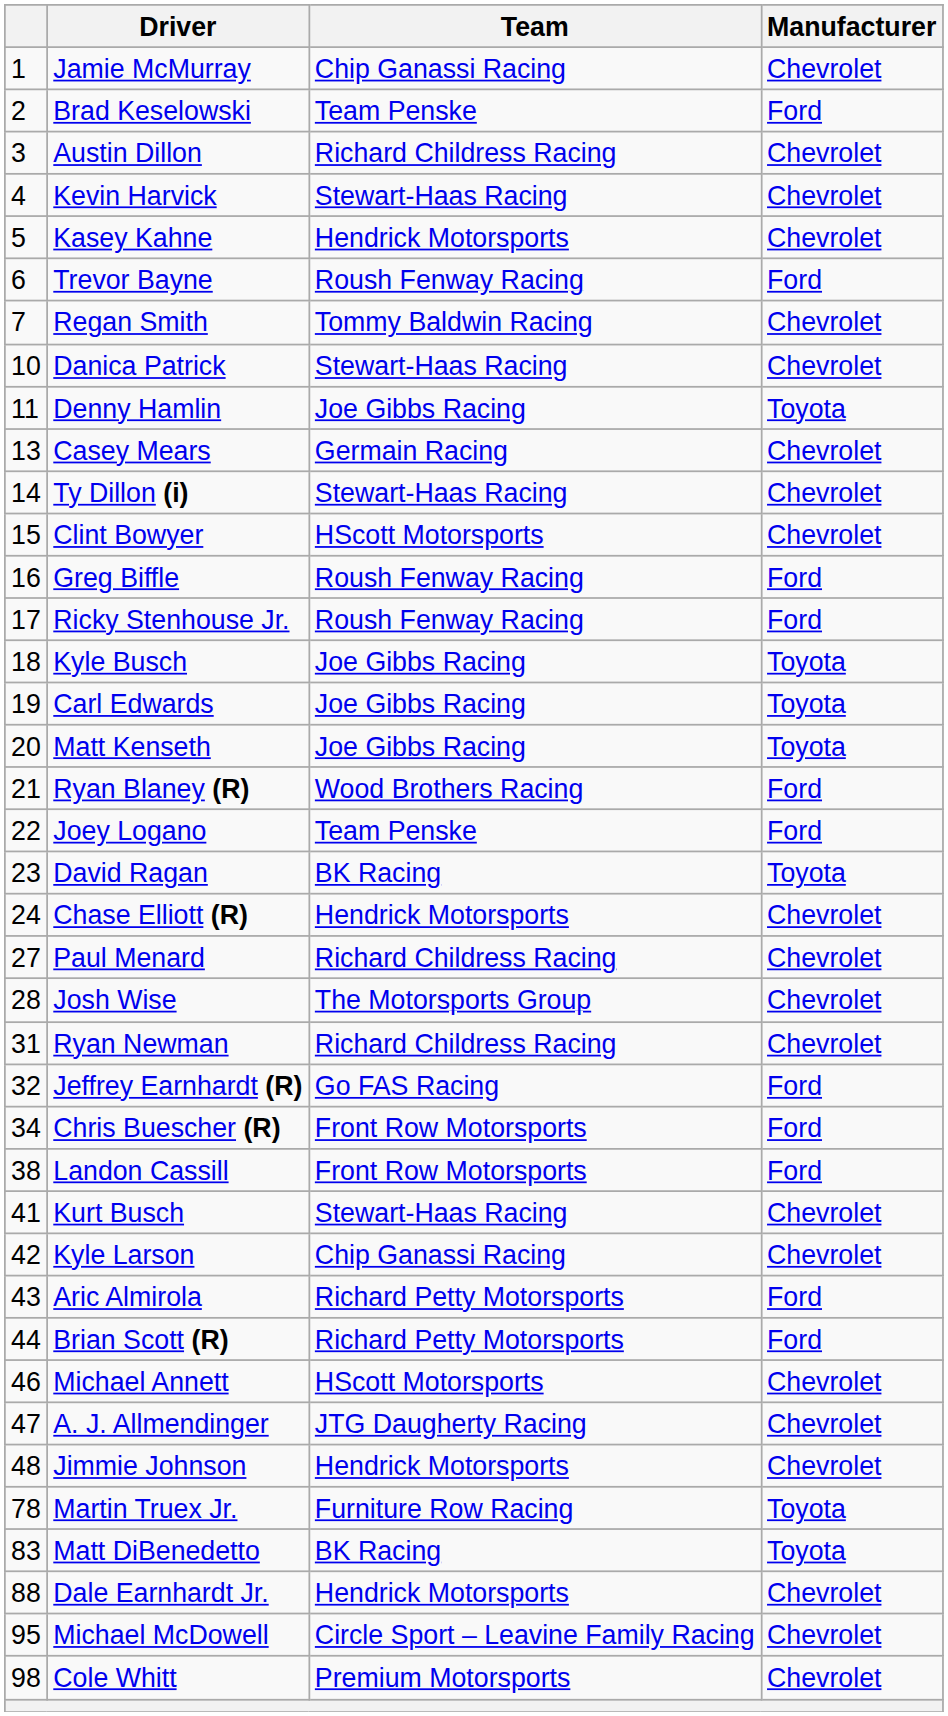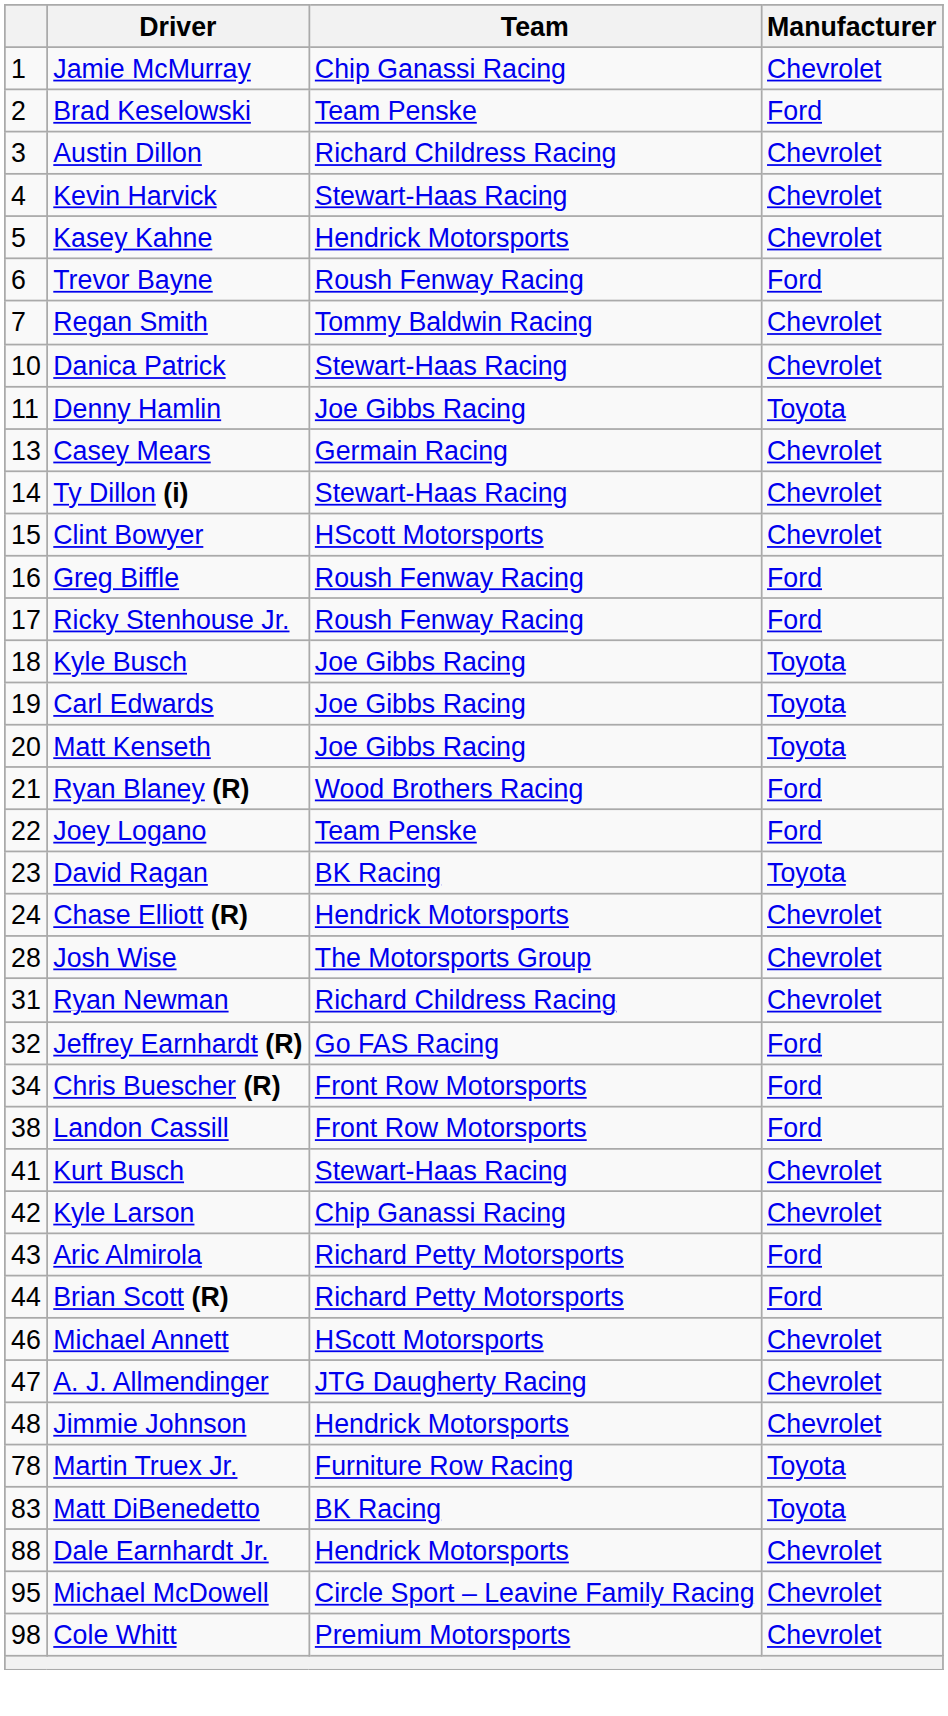- row: (129, 958)
